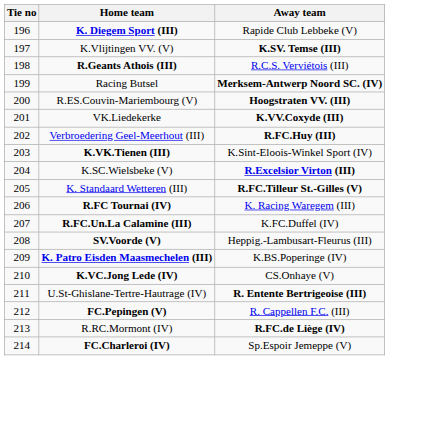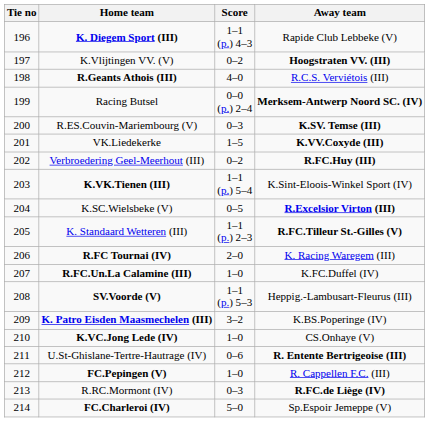+ column: (235, 13)
(300, 48) K.SV. Temse (III) -> (340, 60) Hoogstraten VV. (III)
(300, 100) Hoogstraten VV. (III) -> (340, 125) K.SV. Temse (III)
